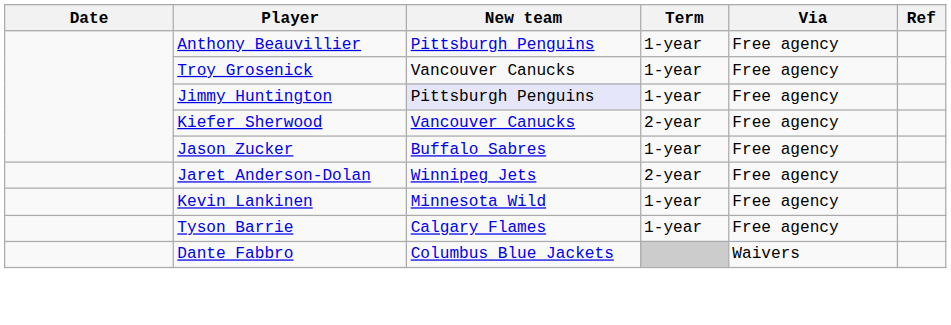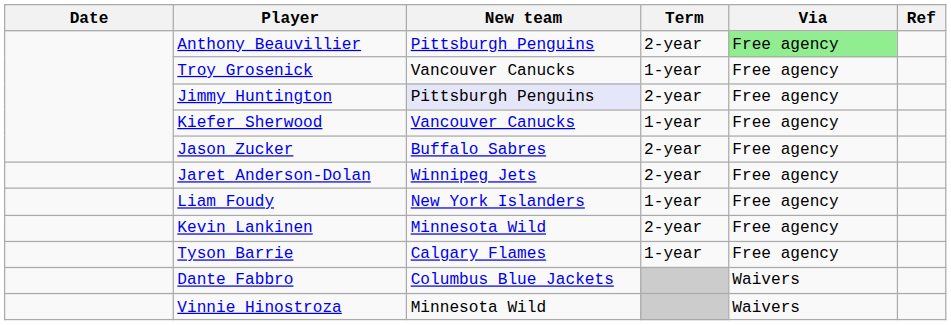(673, 44) 1-year -> (673, 44) 2-year
(786, 44) no background -> (786, 44) lightgreen background
(673, 97) 1-year -> (673, 97) 2-year
(673, 123) 2-year -> (673, 123) 1-year
(673, 149) 1-year -> (673, 149) 2-year
+ row: (226, 202)
(673, 202) 1-year -> (673, 228) 2-year
+ row: (260, 307)
